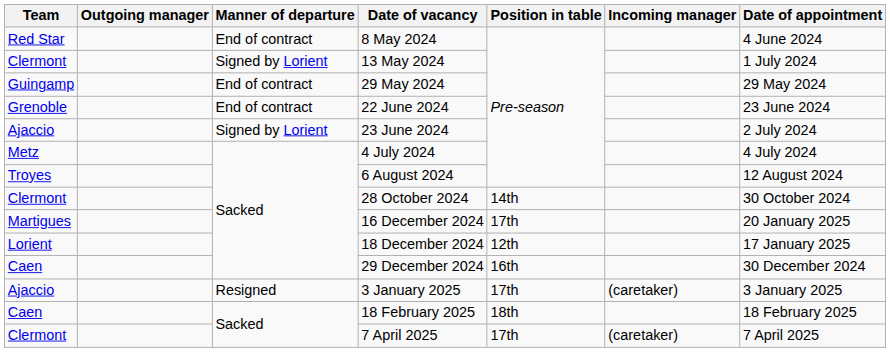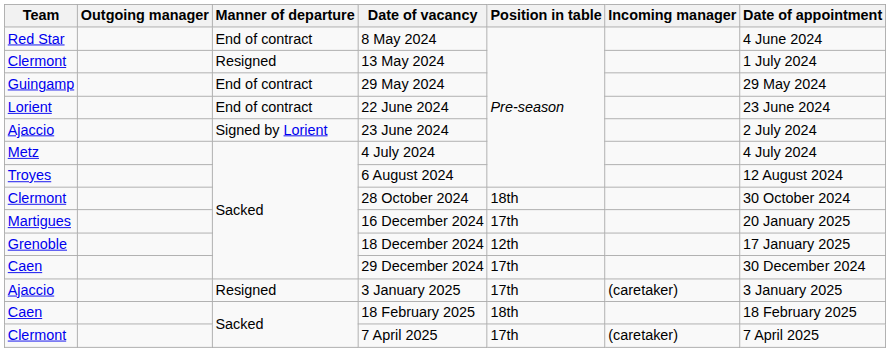(272, 61) Signed by Lorient -> (246, 61) Resigned
(37, 107) Grenoble -> (30, 107) Lorient
(504, 198) 14th -> (504, 198) 18th
(30, 244) Lorient -> (37, 244) Grenoble
(504, 267) 16th -> (504, 267) 17th
